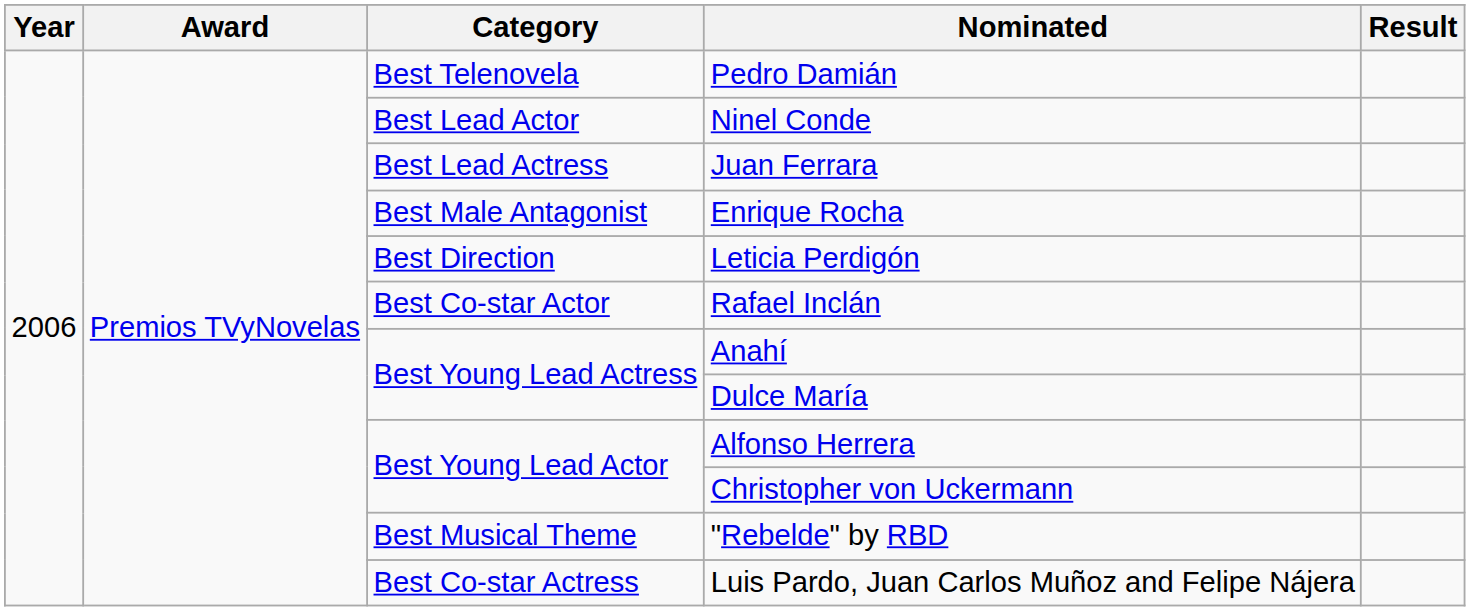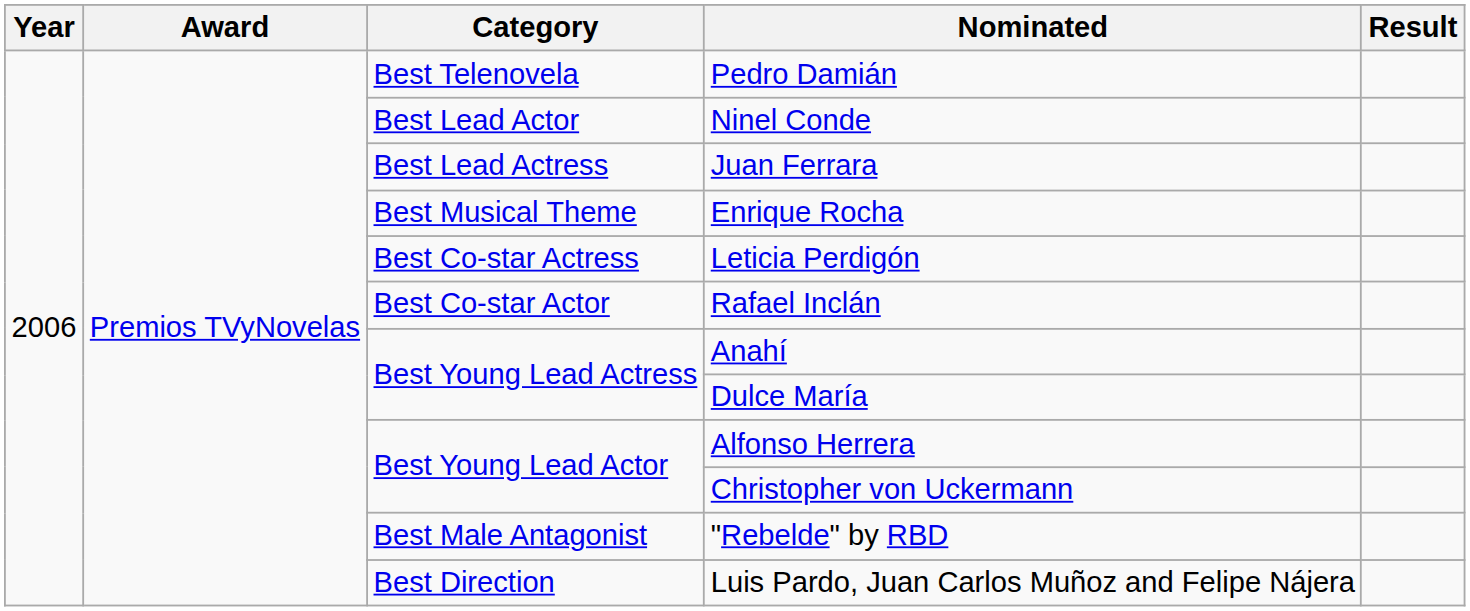(510, 212) Best Male Antagonist -> (505, 212) Best Musical Theme
(464, 258) Best Direction -> (506, 258) Best Co-star Actress
(505, 535) Best Musical Theme -> (510, 535) Best Male Antagonist
(506, 581) Best Co-star Actress -> (464, 581) Best Direction
